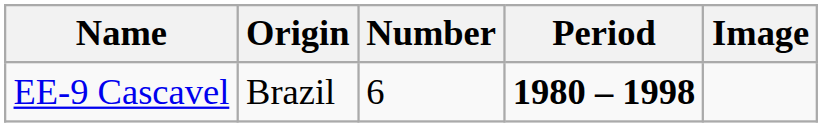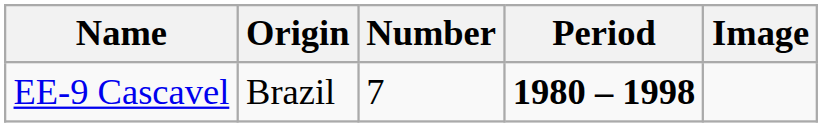(375, 91) 6 -> (375, 91) 7
